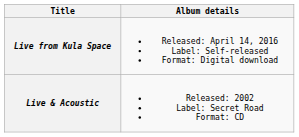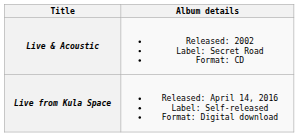rows swapped: (63, 103) <-> (63, 46)
